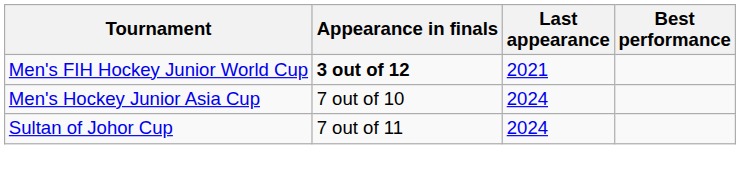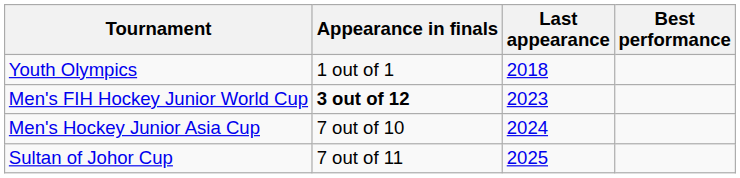+ row: (73, 69)
(527, 69) 2021 -> (527, 98) 2023
(527, 128) 2024 -> (527, 157) 2025
